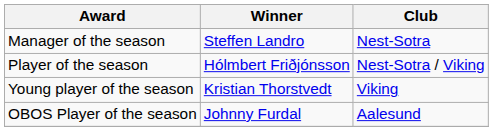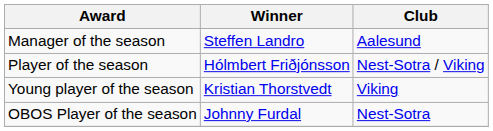(394, 41) Nest-Sotra -> (389, 41) Aalesund
(389, 114) Aalesund -> (394, 114) Nest-Sotra
